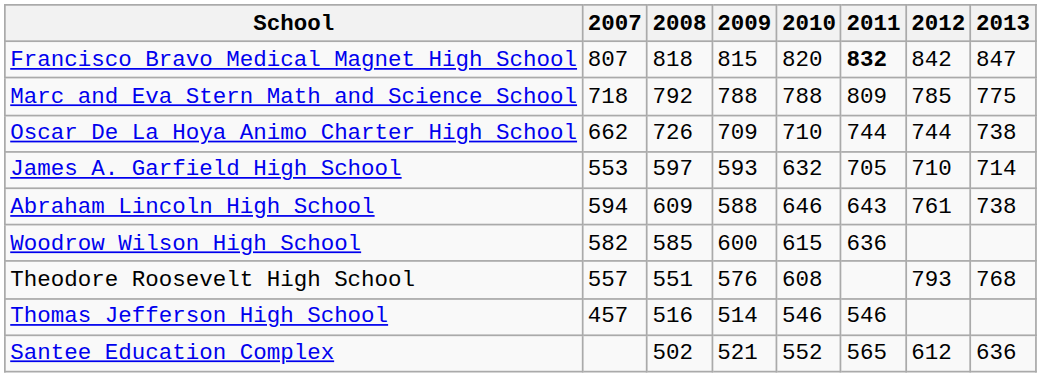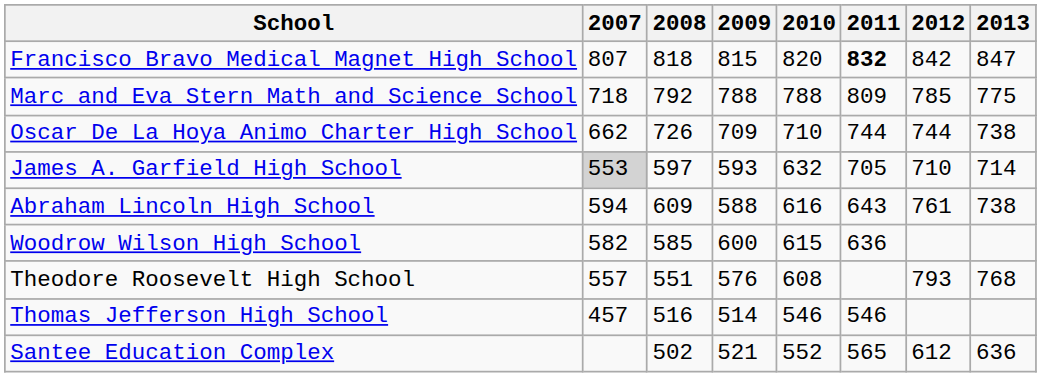(608, 170) no background -> (608, 170) lightgrey background
(802, 206) 646 -> (802, 206) 616
